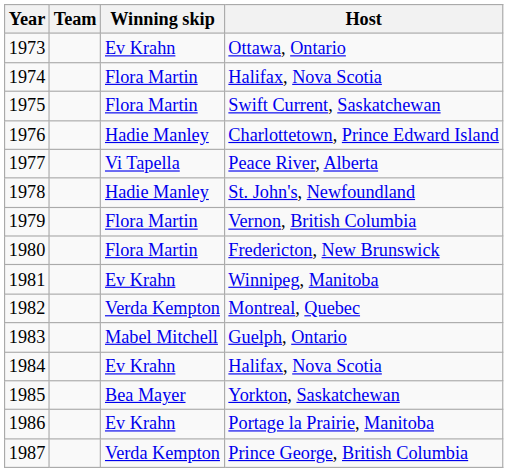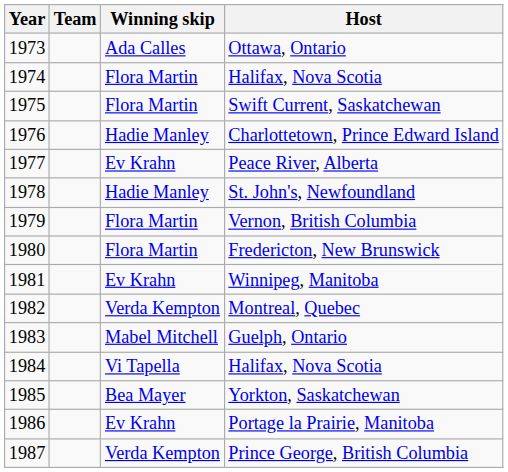(140, 47) Ev Krahn -> (145, 47) Ada Calles
(142, 163) Vi Tapella -> (140, 163) Ev Krahn
(140, 366) Ev Krahn -> (142, 366) Vi Tapella
